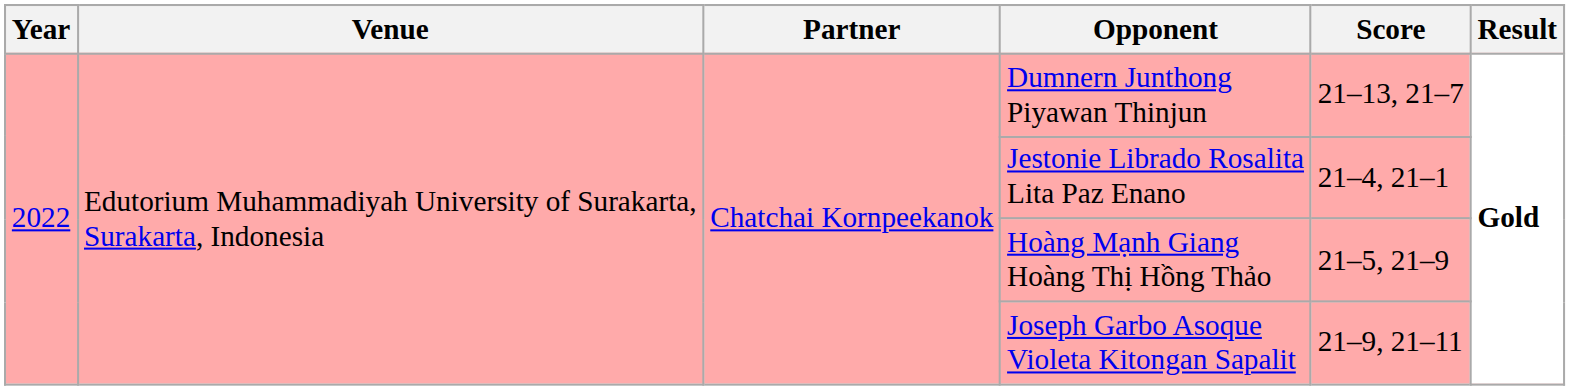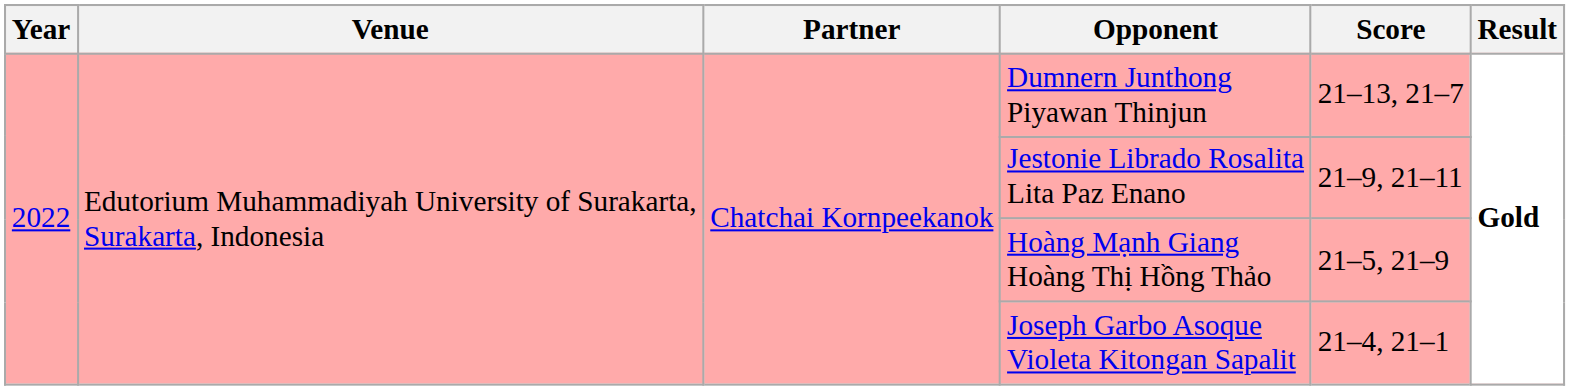(1383, 177) 21–4, 21–1 -> (1390, 177) 21–9, 21–11
(1390, 342) 21–9, 21–11 -> (1383, 342) 21–4, 21–1
